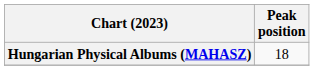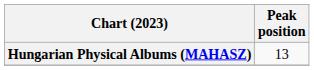(282, 53) 18 -> (282, 53) 13
